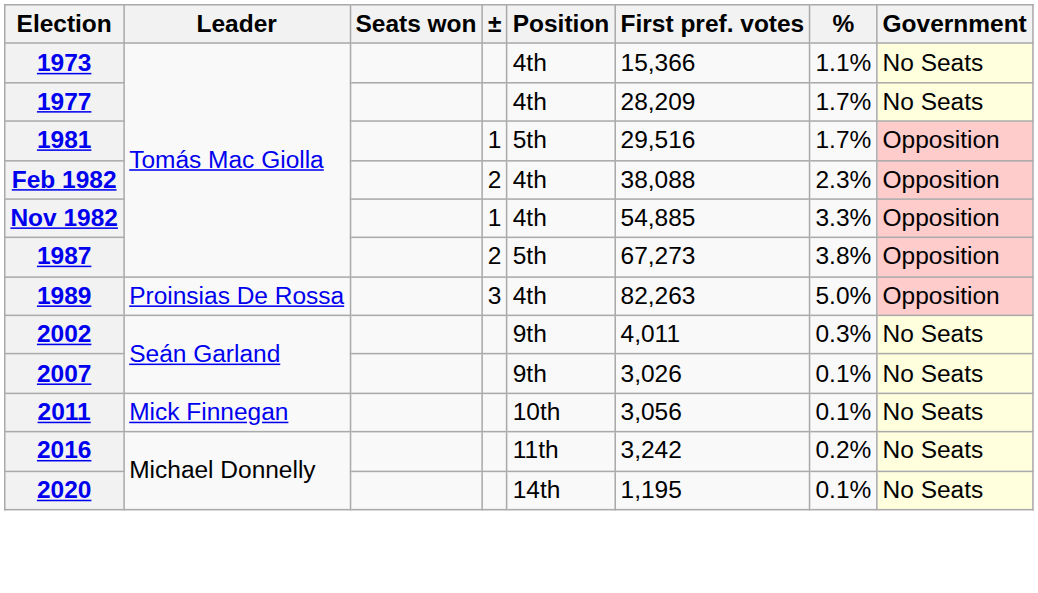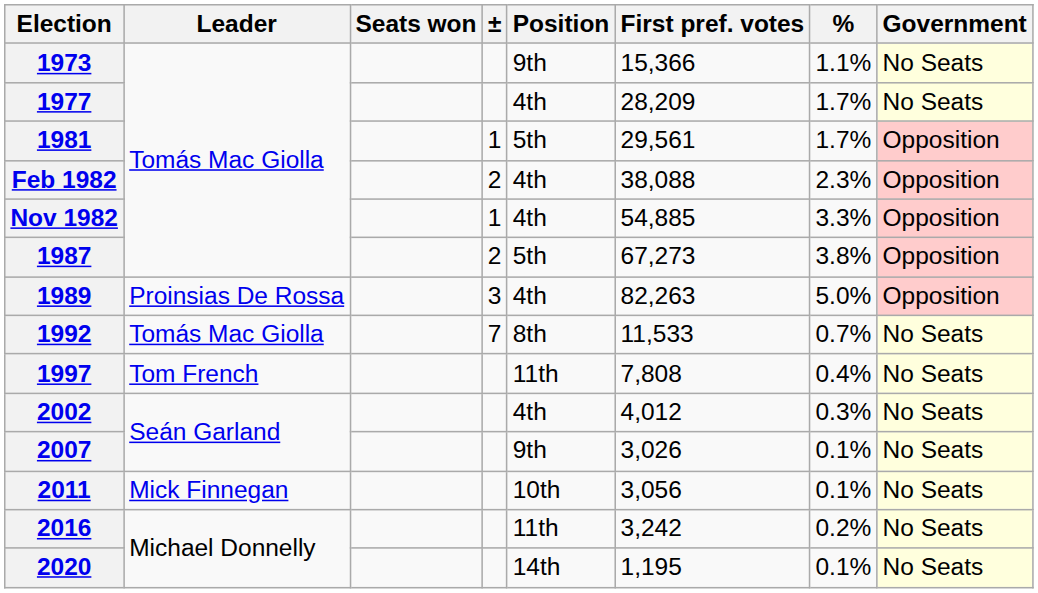(530, 62) 4th -> (530, 62) 9th
(658, 140) 29,516 -> (658, 140) 29,561
+ row: (64, 334)
+ row: (64, 373)
(530, 334) 9th -> (530, 412) 4th
(650, 334) 4,011 -> (651, 412) 4,012
